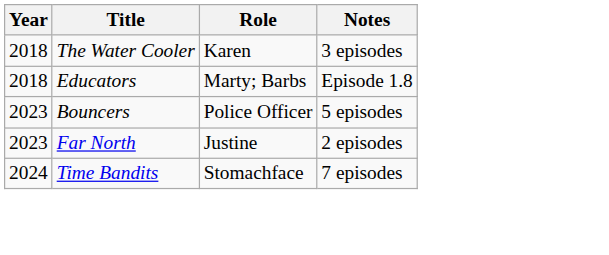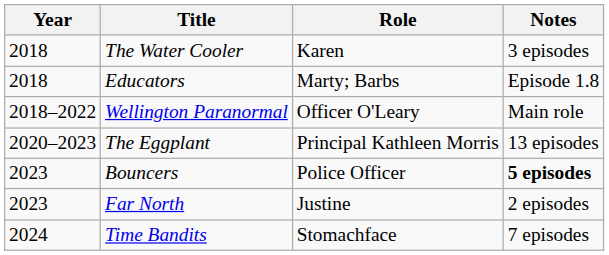+ row: (196, 111)
+ row: (158, 142)
(362, 111) normal -> (549, 173) bold
